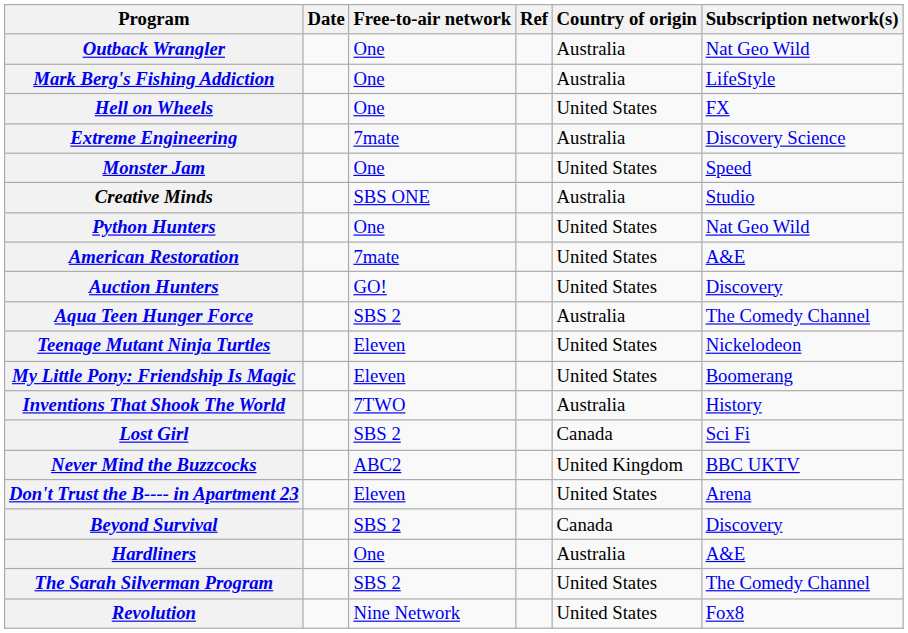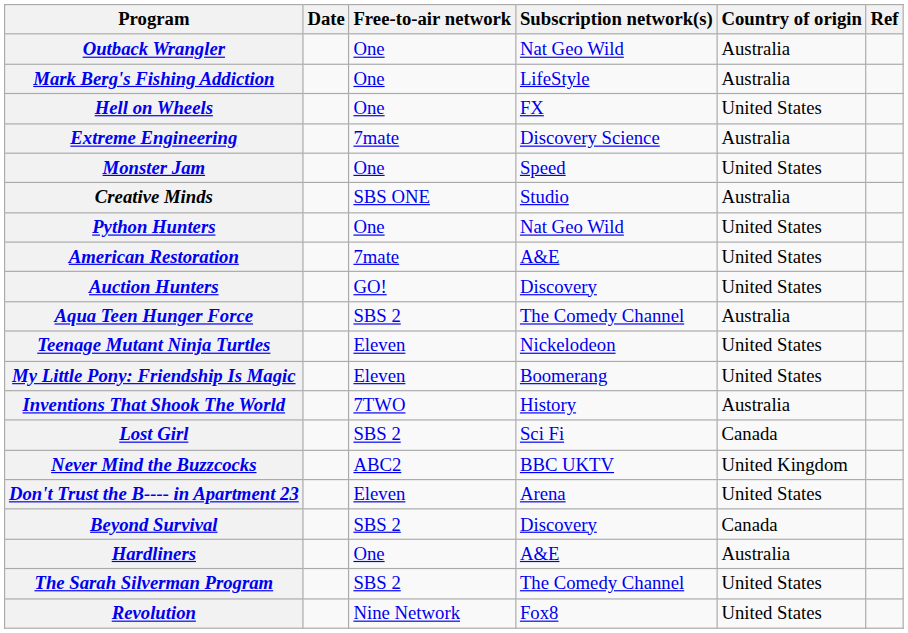columns swapped: (802, 19) <-> (534, 19)
